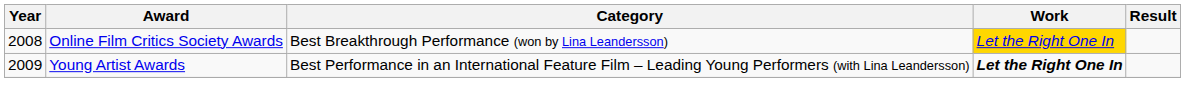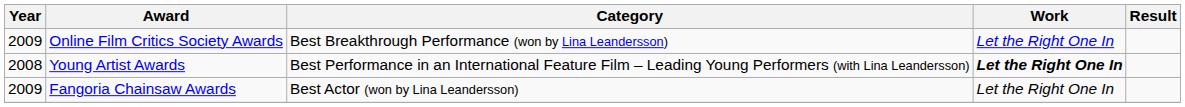(25, 41) 2008 -> (25, 41) 2009
(1045, 41) gold background -> (1045, 41) no background
(25, 65) 2009 -> (25, 65) 2008
+ row: (143, 89)
